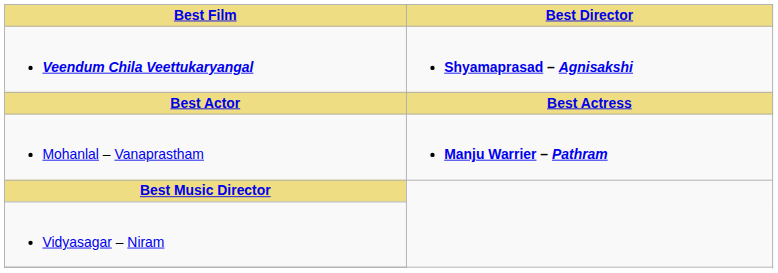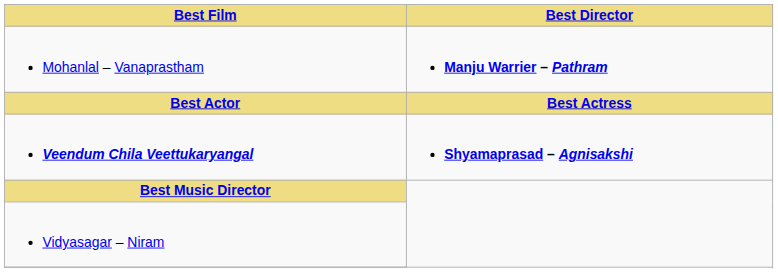rows swapped: (205, 67) <-> (205, 155)
